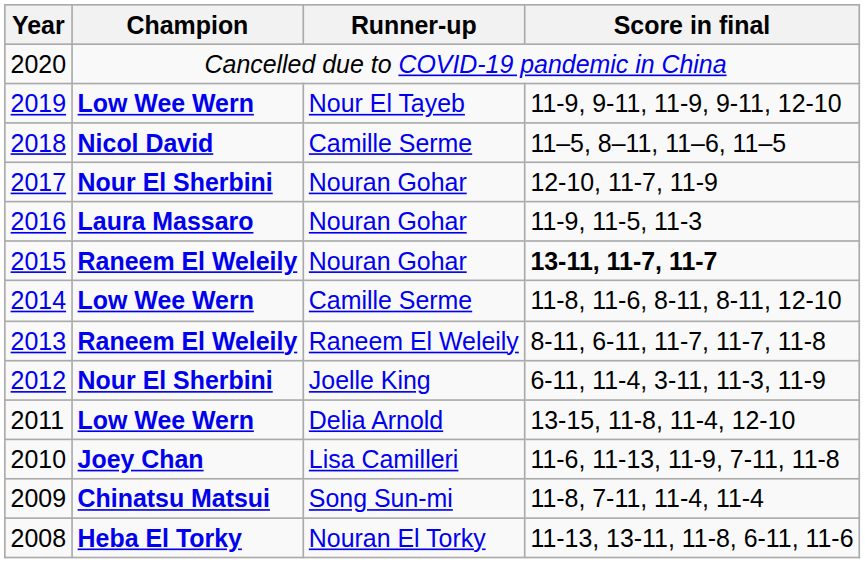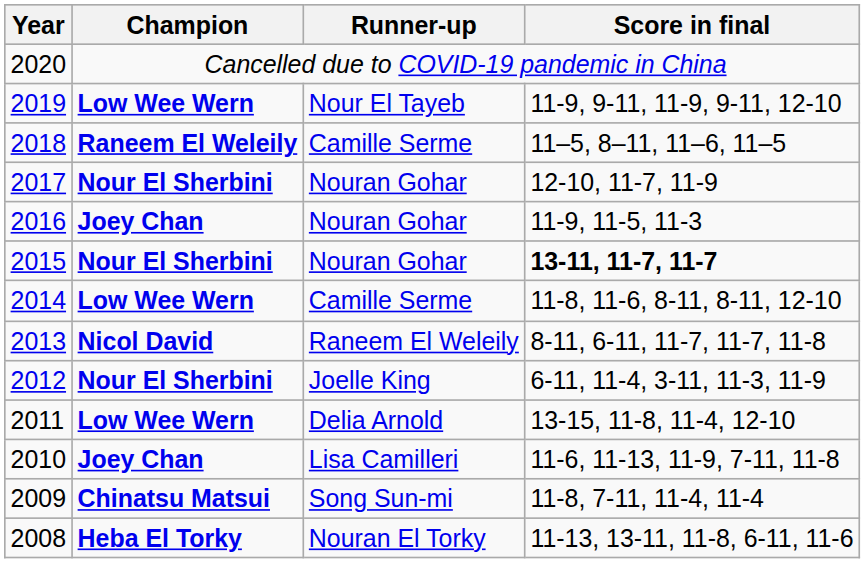(145, 143) Nicol David -> (187, 143) Raneem El Weleily
(166, 222) Laura Massaro -> (141, 222) Joey Chan
(187, 262) Raneem El Weleily -> (175, 262) Nour El Sherbini
(187, 340) Raneem El Weleily -> (145, 340) Nicol David
